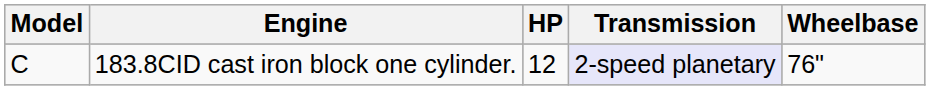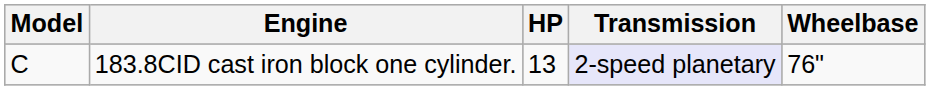(542, 64) 12 -> (542, 64) 13
